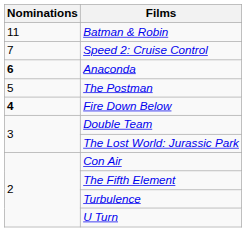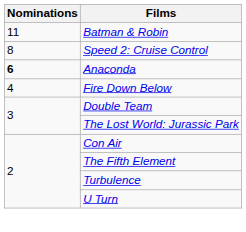(10, 50) 7 -> (10, 50) 8
- row: (118, 87)
(10, 106) bold -> (10, 87) normal
